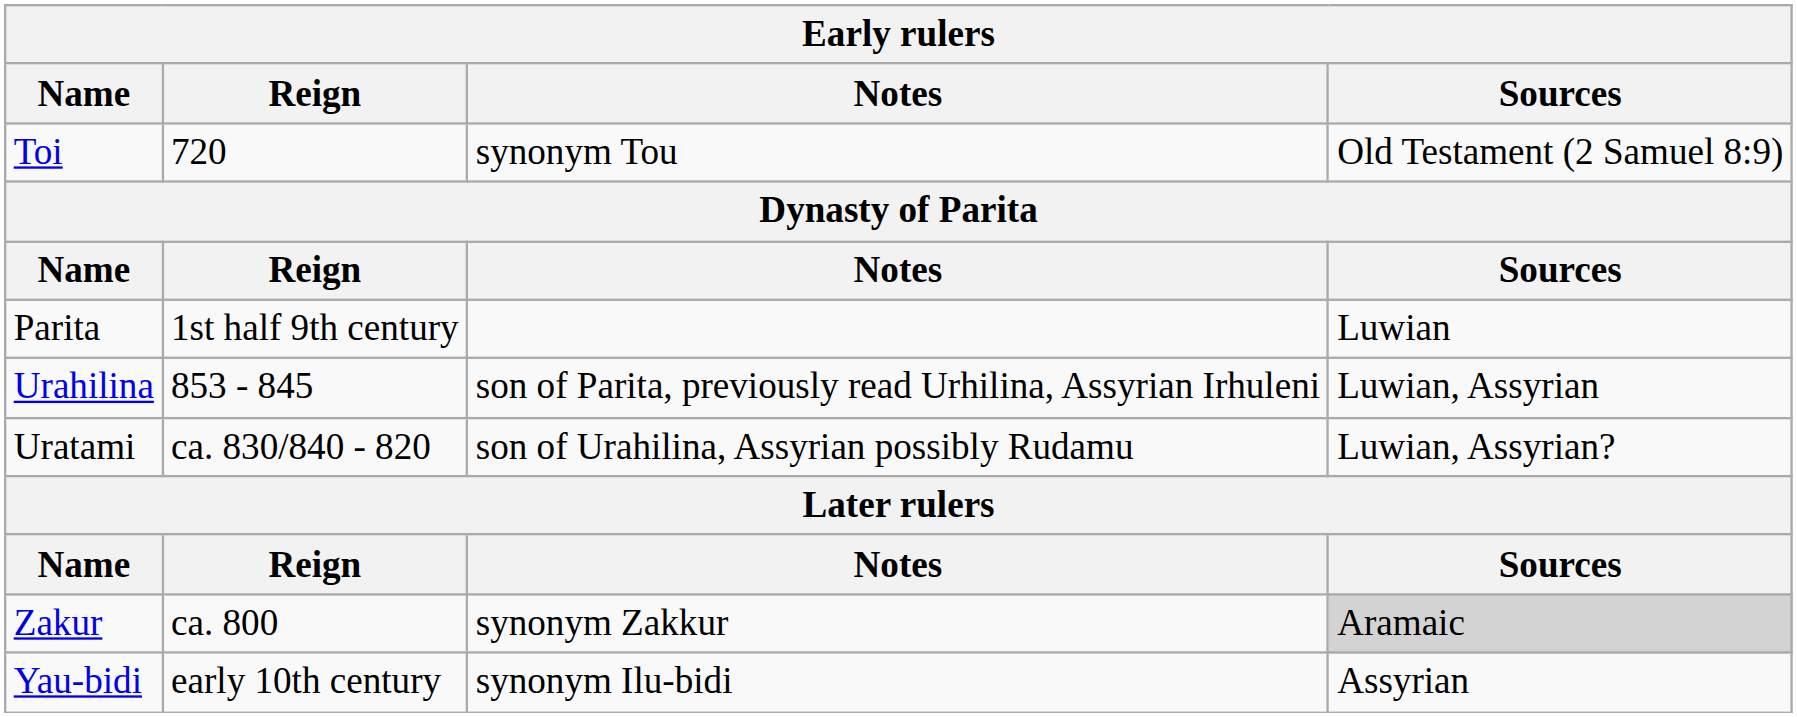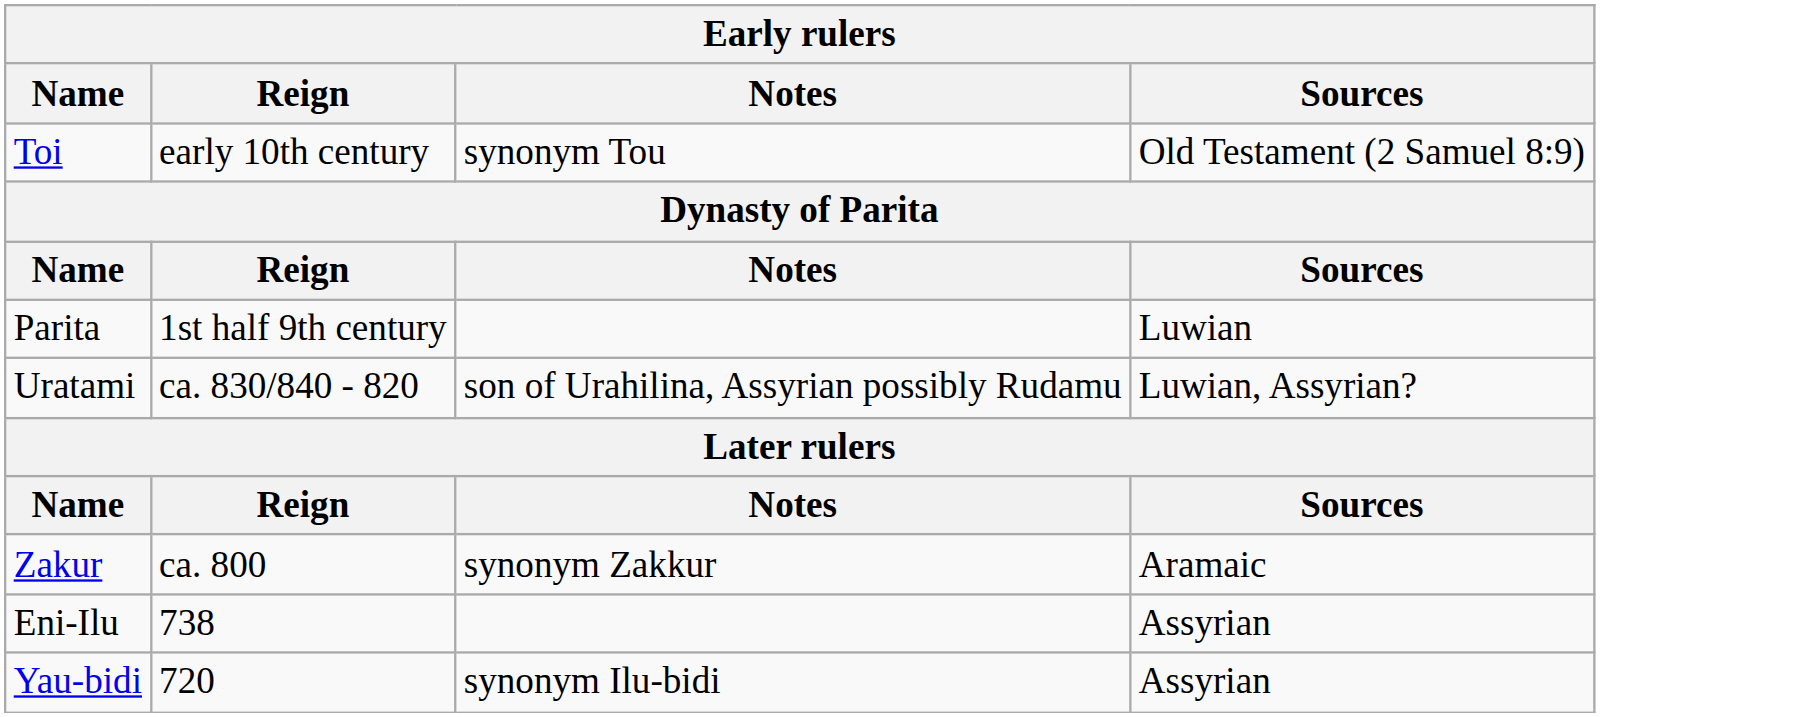(199, 151) 720 -> (294, 151) early 10th century
- row: (84, 387)
(1401, 622) lightgrey background -> (1203, 563) no background
+ row: (66, 622)
(306, 681) early 10th century -> (187, 681) 720
